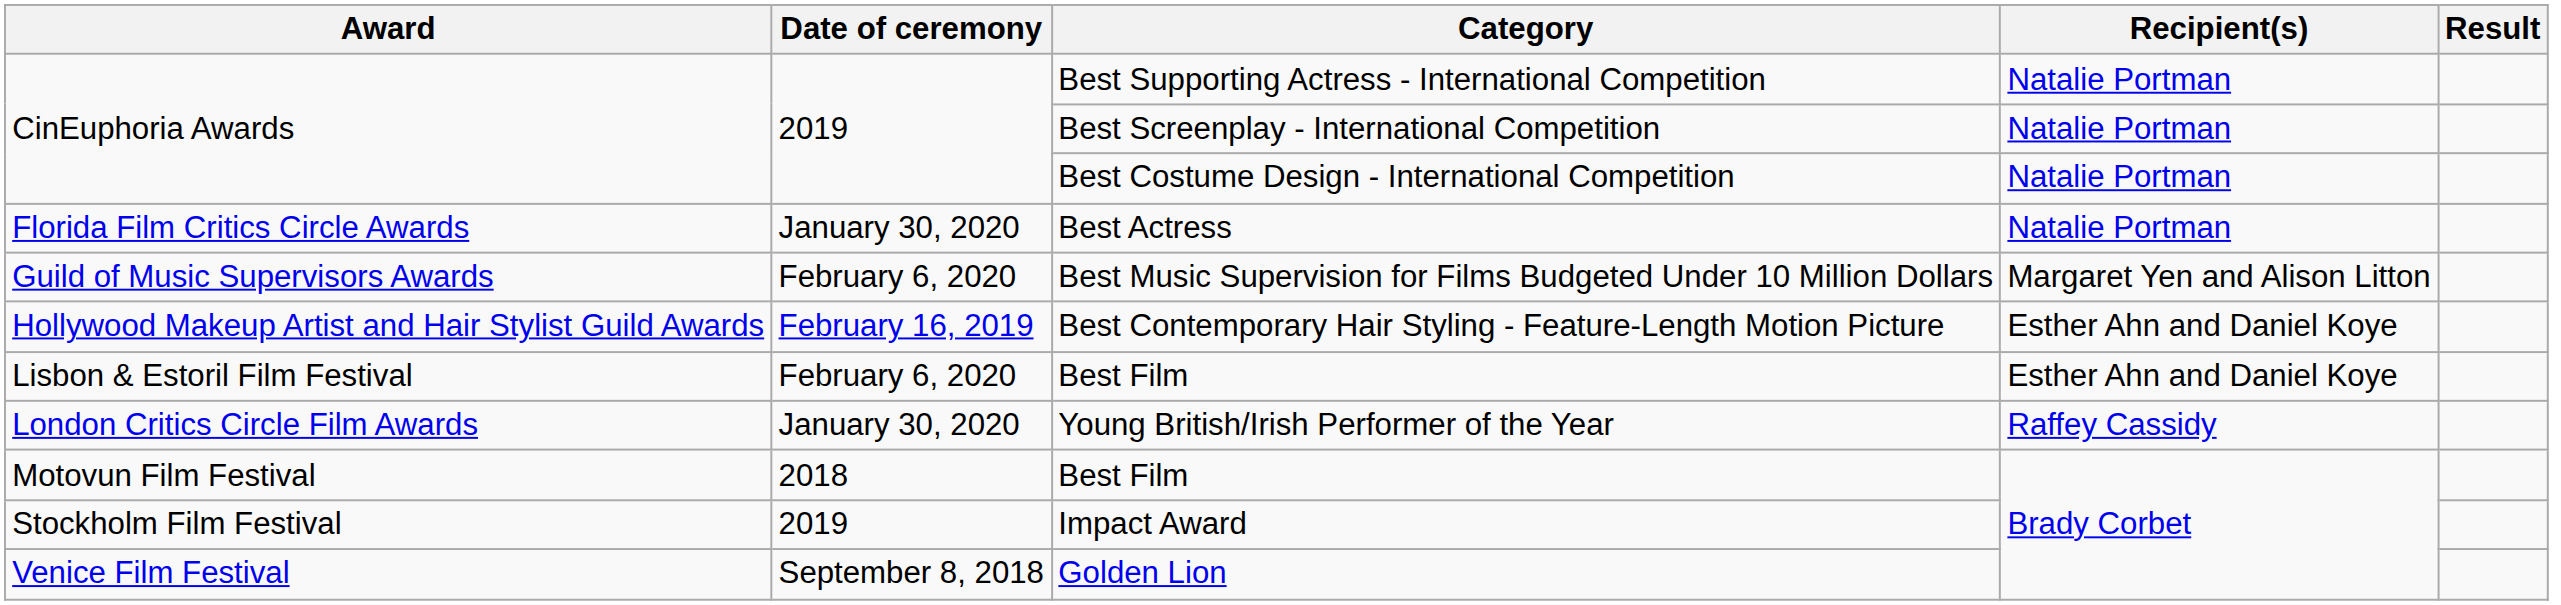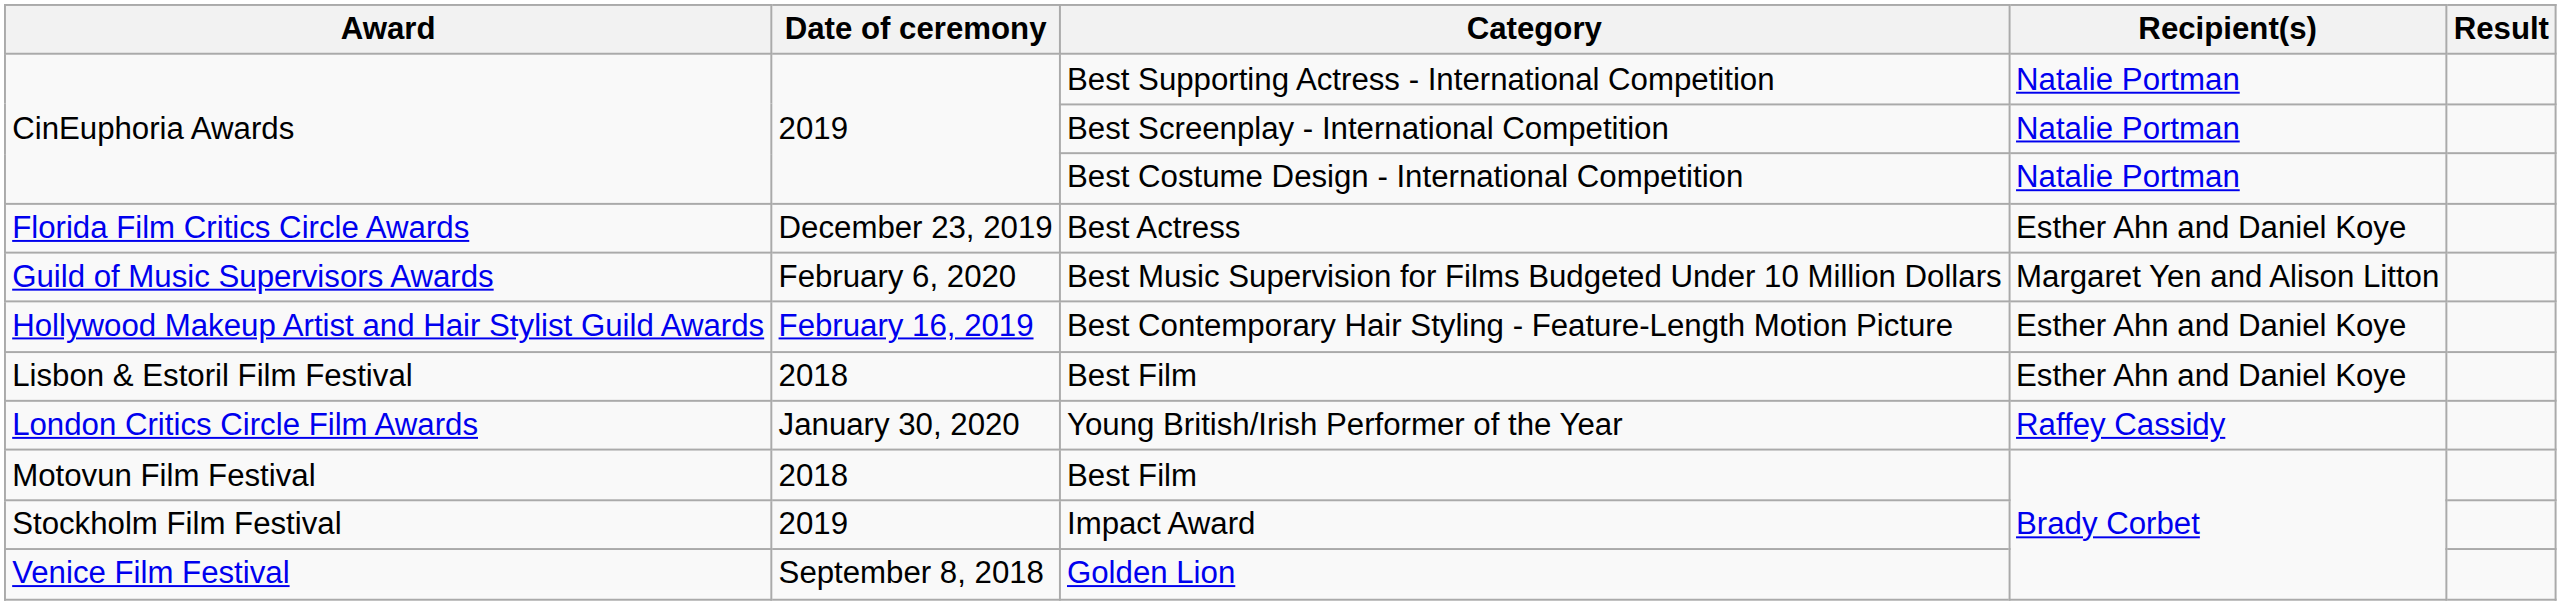(899, 227) January 30, 2020 -> (916, 227) December 23, 2019
(2119, 227) Natalie Portman -> (2211, 227) Esther Ahn and Daniel Koye
(897, 375) February 6, 2020 -> (813, 375) 2018
